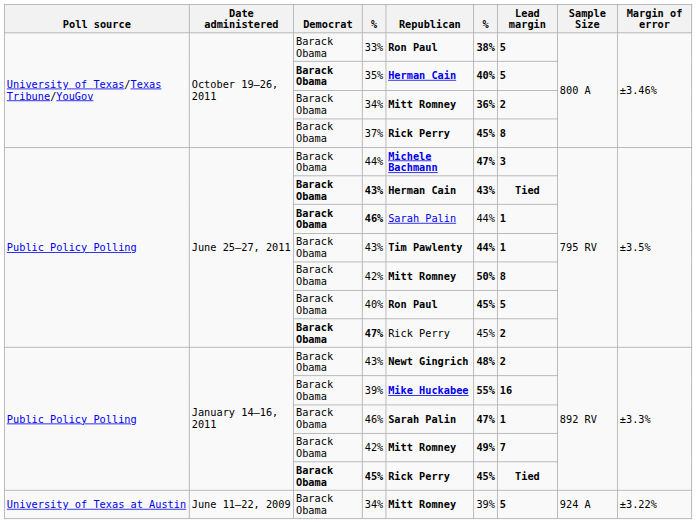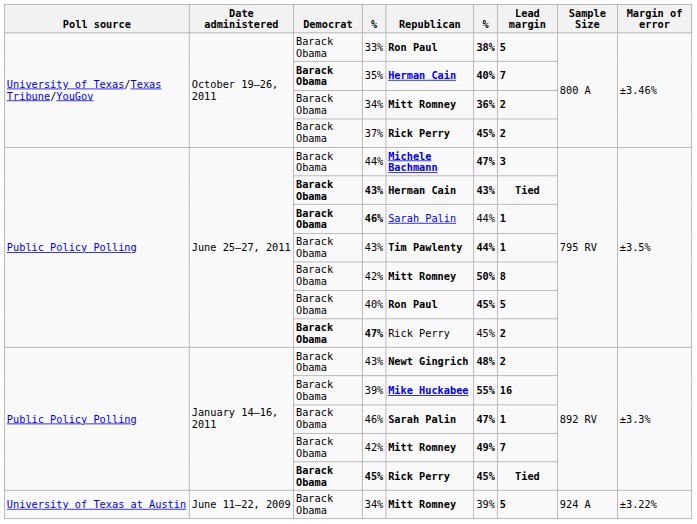(503, 76) 5 -> (503, 76) 7
(503, 133) 8 -> (503, 133) 2
